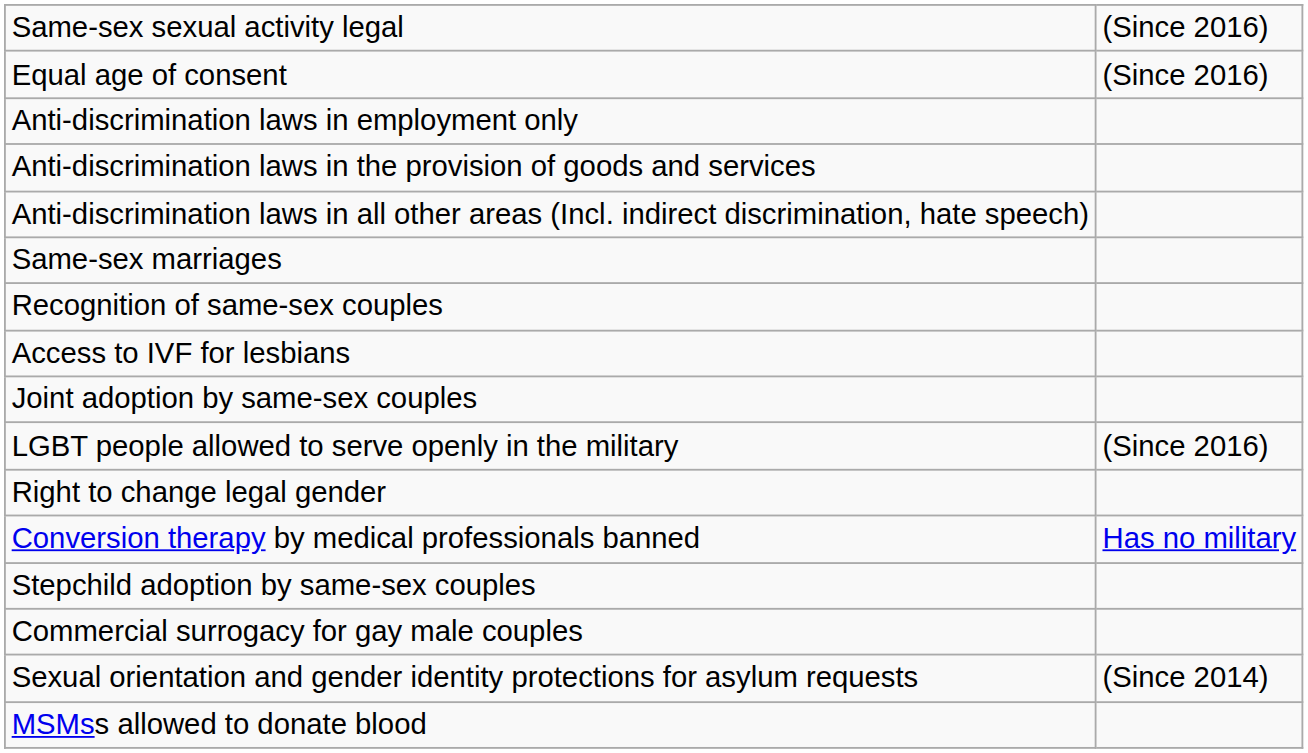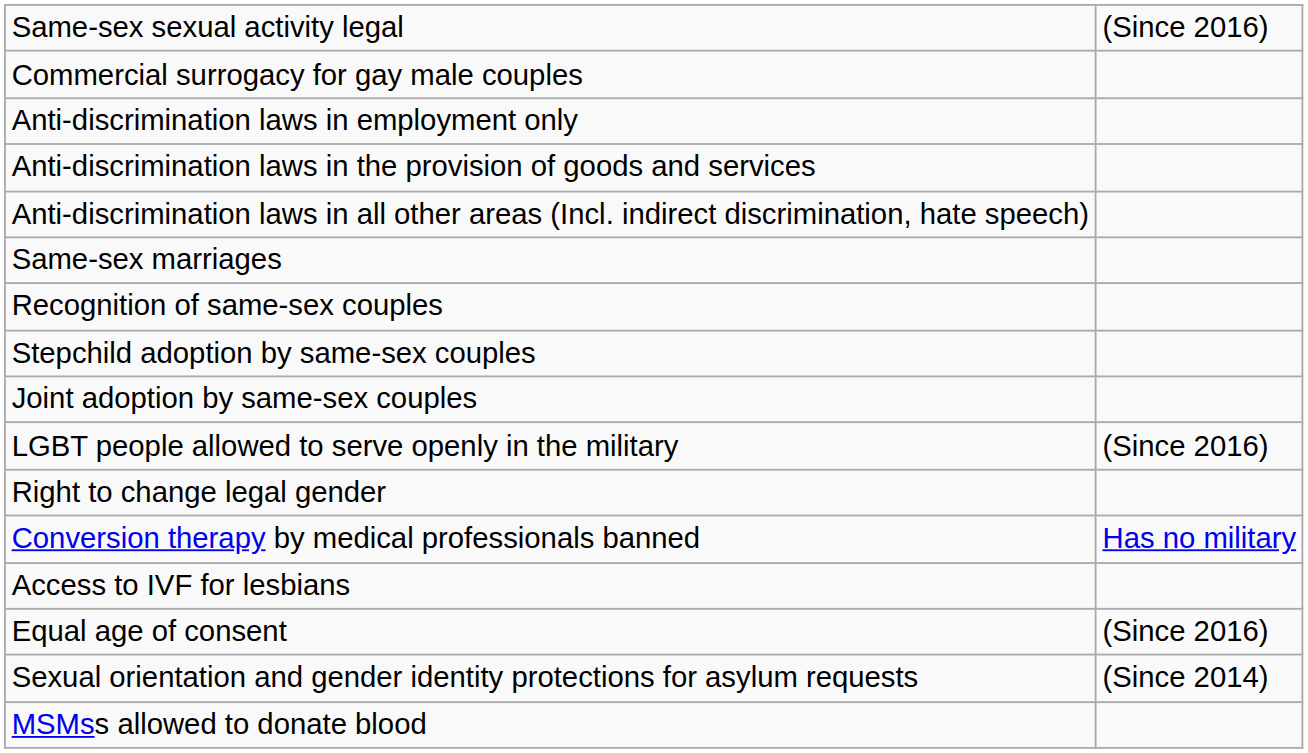rows swapped: (149, 74) <-> (297, 631)
rows swapped: (274, 584) <-> (181, 352)
